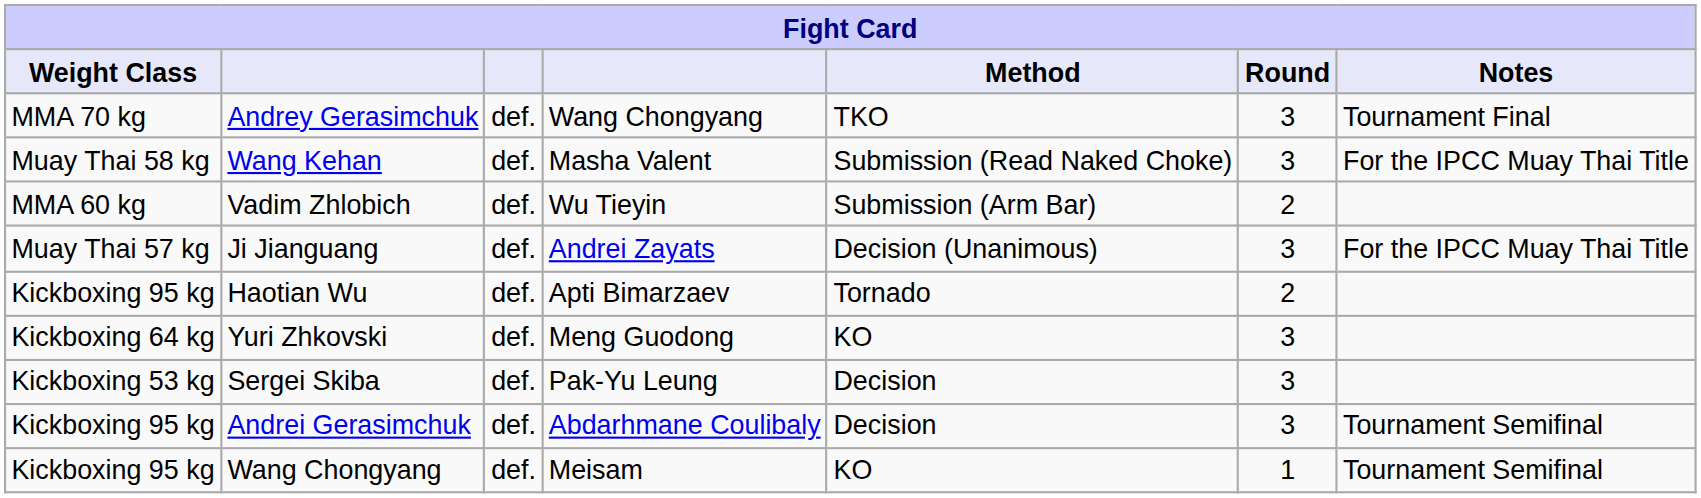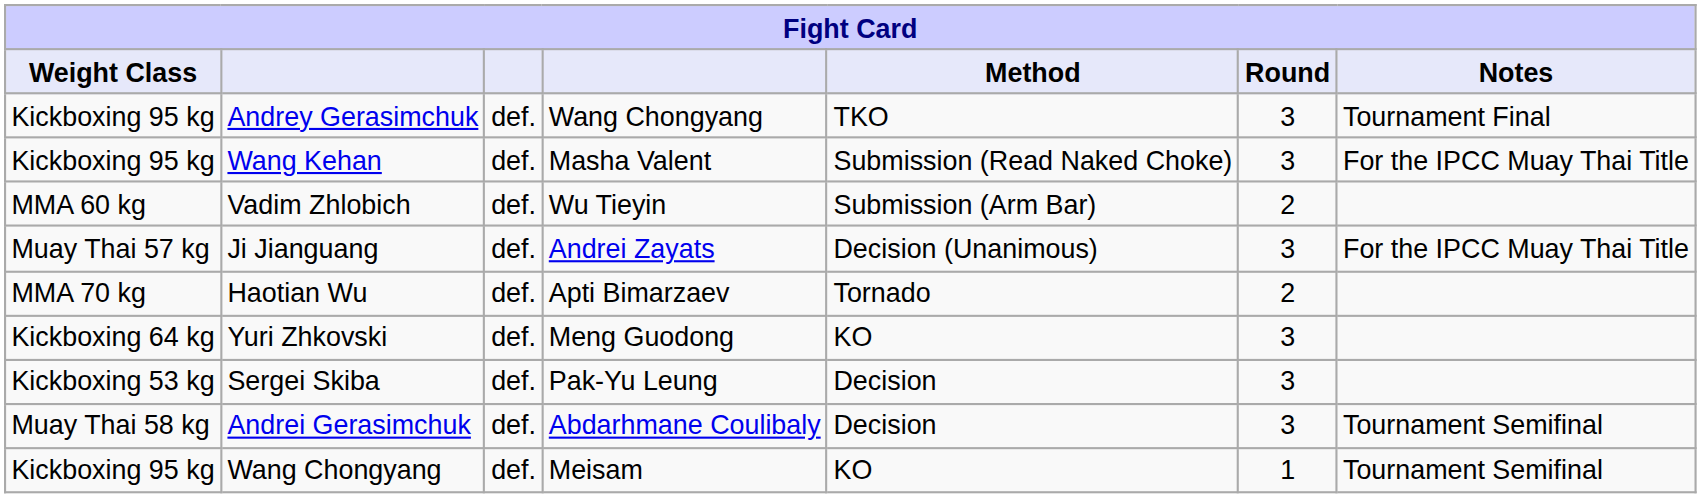(79, 116) MMA 70 kg -> (113, 116) Kickboxing 95 kg
(111, 160) Muay Thai 58 kg -> (113, 160) Kickboxing 95 kg
(113, 293) Kickboxing 95 kg -> (79, 293) MMA 70 kg
(113, 426) Kickboxing 95 kg -> (111, 426) Muay Thai 58 kg
